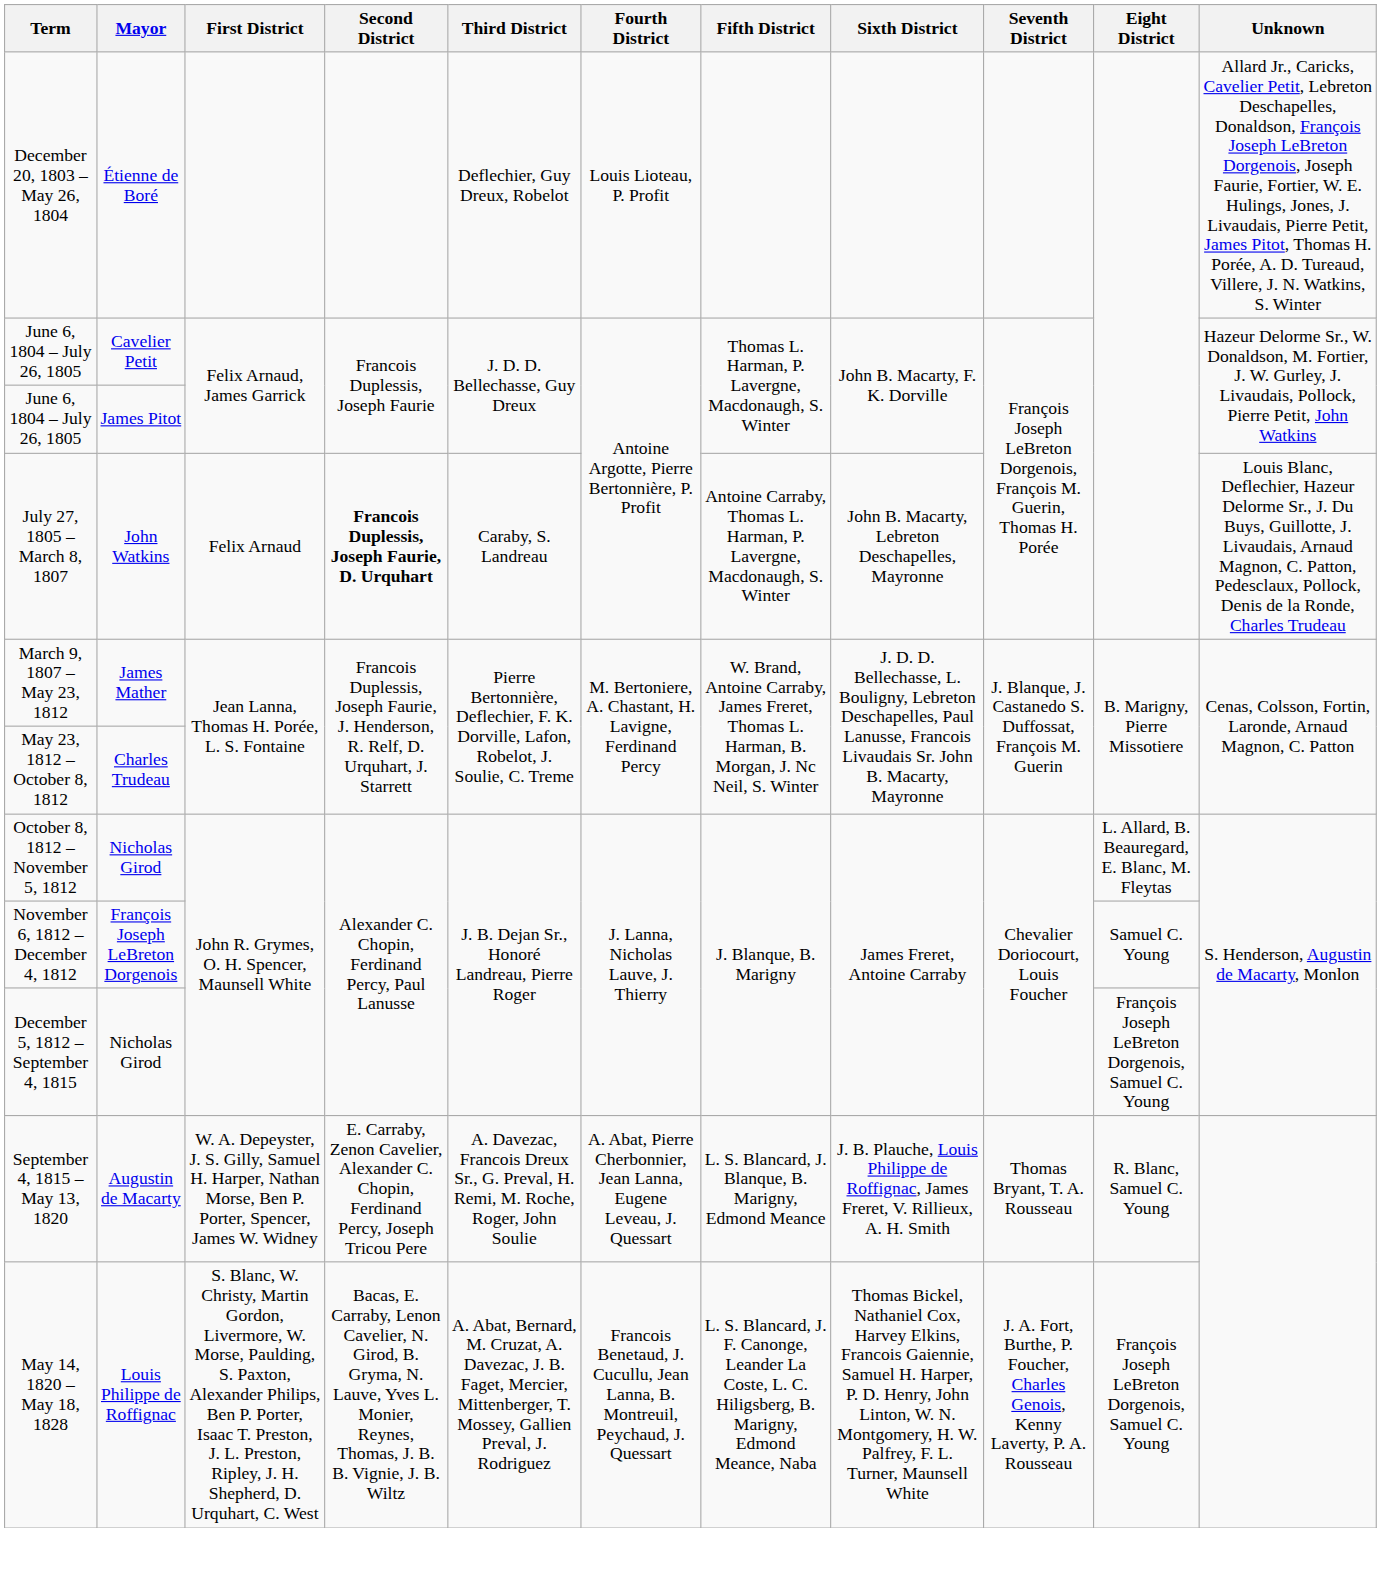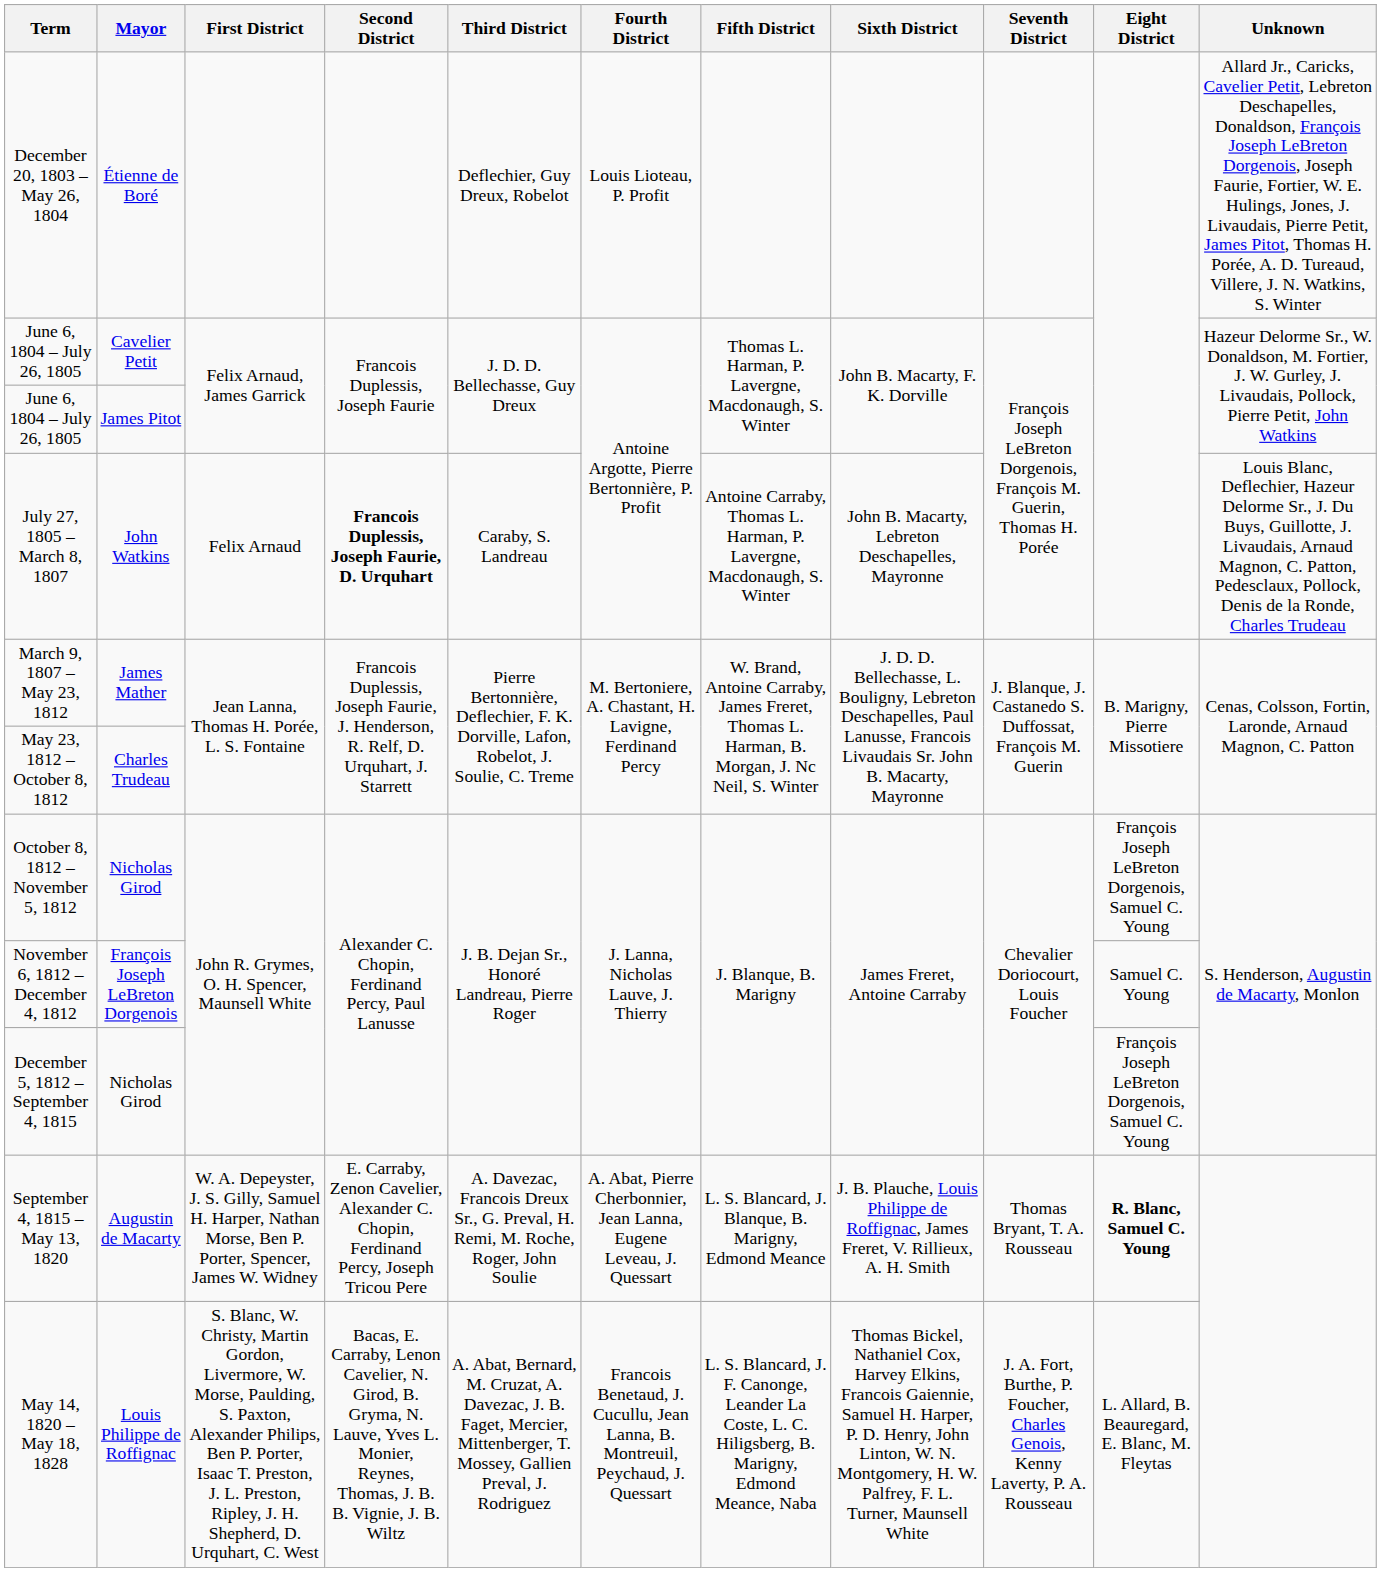(1146, 857) L. Allard, B. Beauregard, E. Blanc, M. Fleytas -> (1146, 877) François Joseph LeBreton Dorgenois, Samuel C. Young
(1146, 1188) normal -> (1146, 1228) bold
(1146, 1394) François Joseph LeBreton Dorgenois, Samuel C. Young -> (1146, 1434) L. Allard, B. Beauregard, E. Blanc, M. Fleytas
